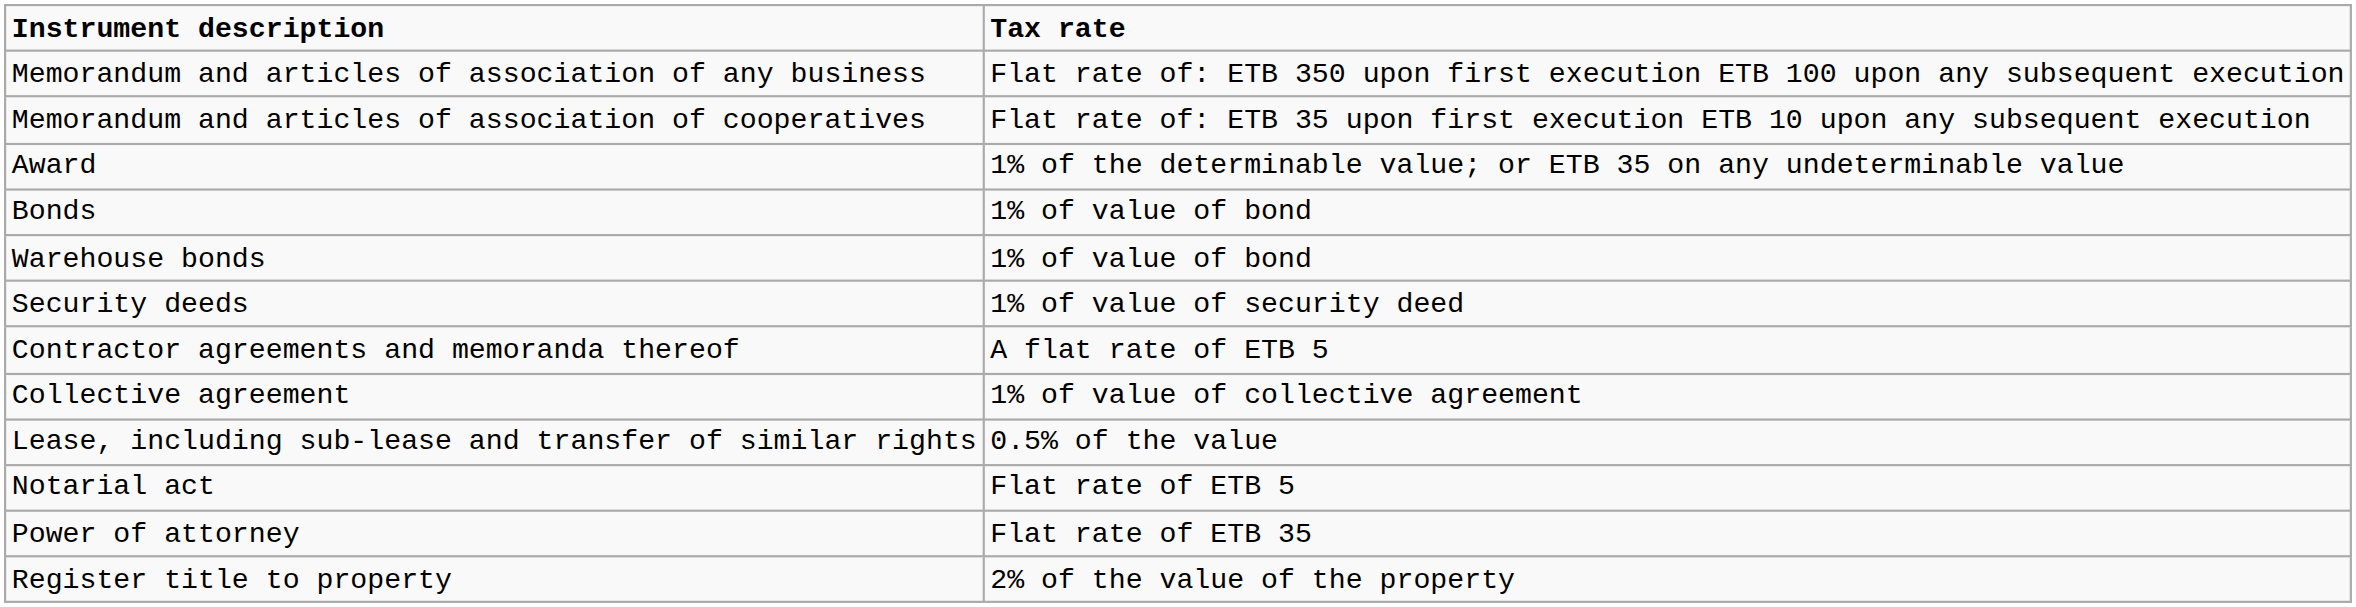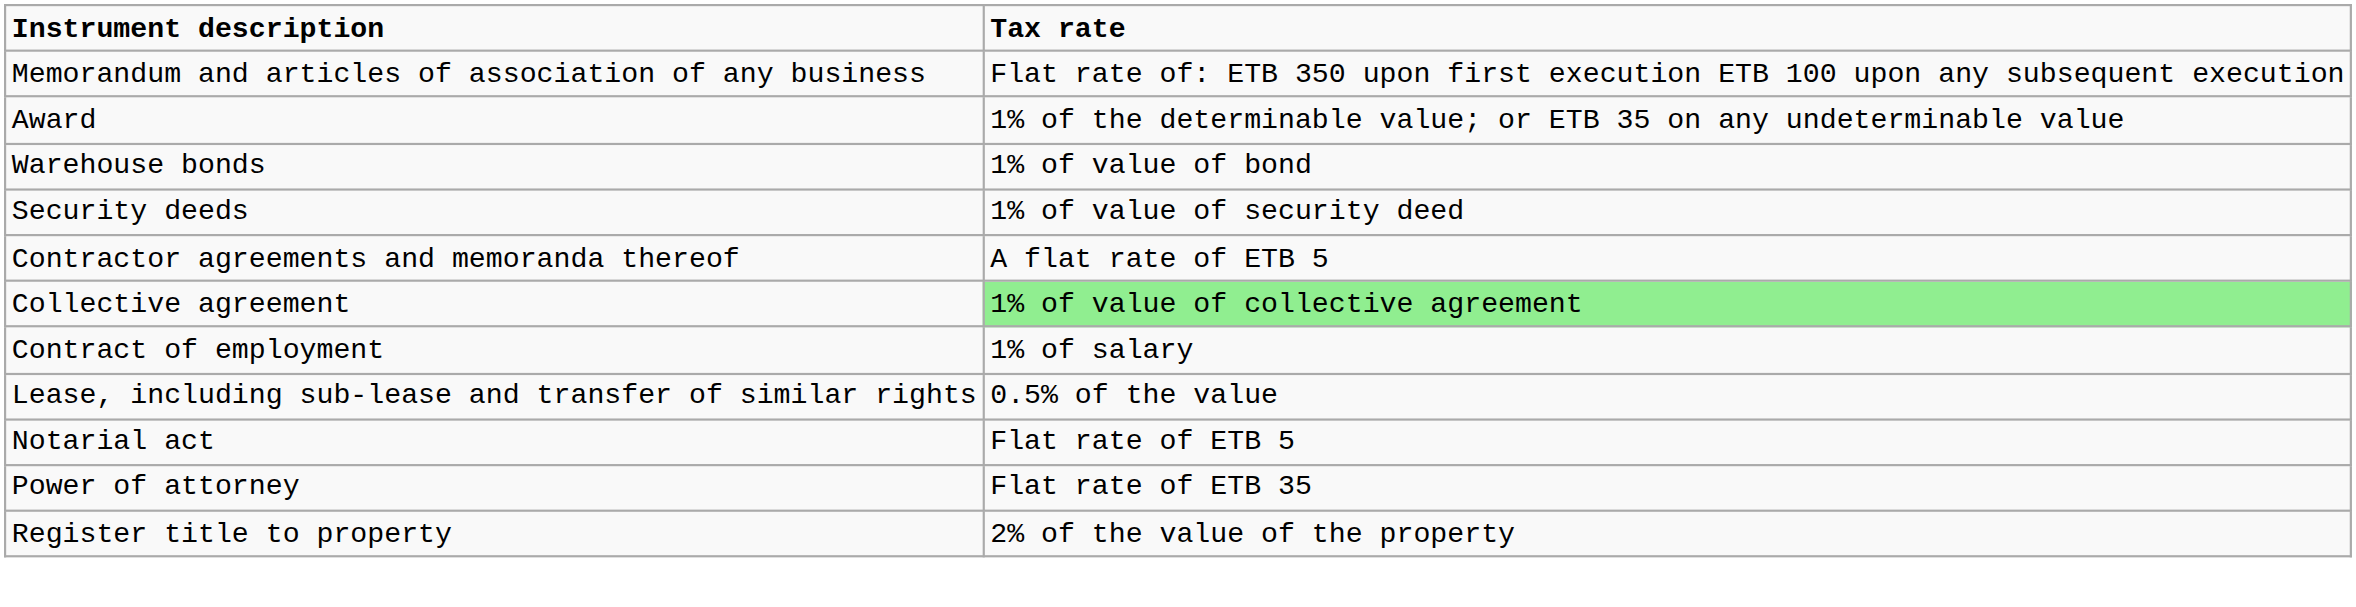- row: (469, 120)
- row: (54, 212)
(1286, 396) no background -> (1286, 304) lightgreen background
+ row: (198, 350)
